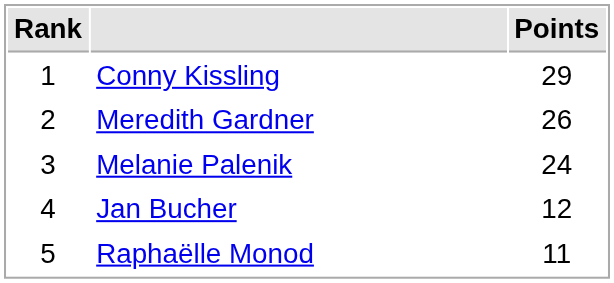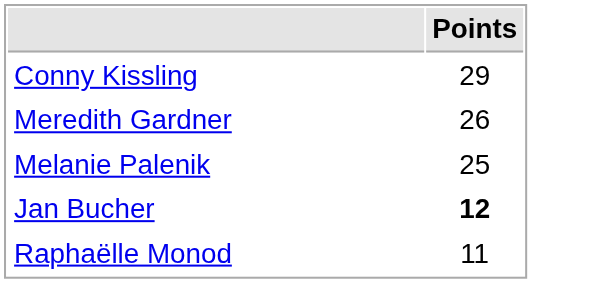- column: (48, 29)
(557, 165) 24 -> (475, 165) 25
(557, 209) normal -> (475, 209) bold
